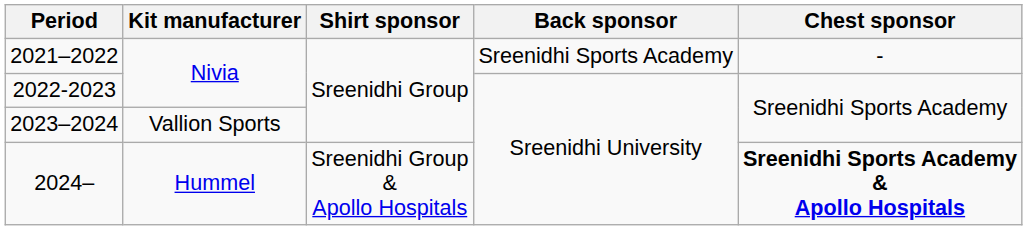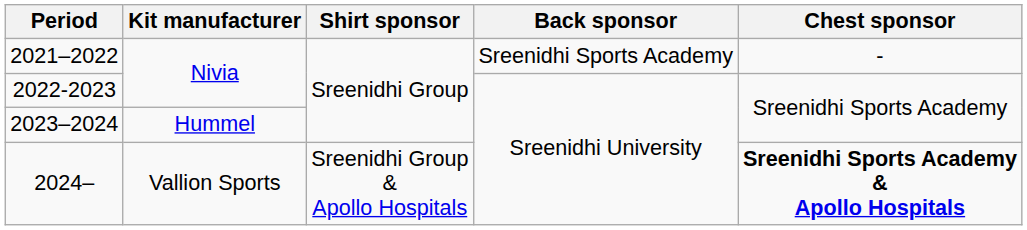(215, 124) Vallion Sports -> (215, 124) Hummel
(215, 182) Hummel -> (215, 182) Vallion Sports
